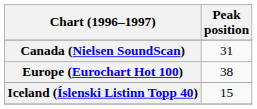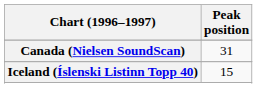- row: (103, 72)
